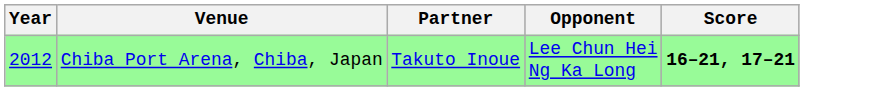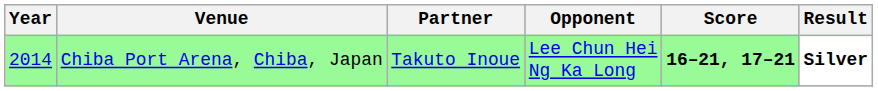+ column: (836, 19)
(31, 60) 2012 -> (31, 60) 2014
